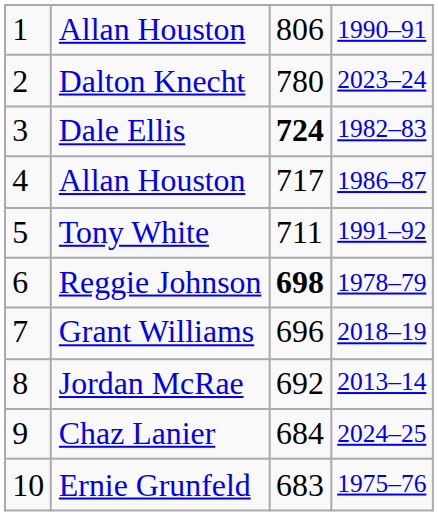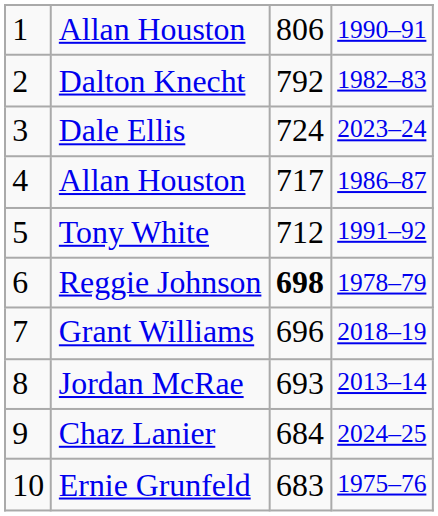(300, 80) 780 -> (300, 80) 792
(382, 80) 2023–24 -> (382, 80) 1982–83
(300, 130) bold -> (300, 130) normal
(382, 130) 1982–83 -> (382, 130) 2023–24
(299, 231) 711 -> (300, 231) 712
(300, 383) 692 -> (300, 383) 693
